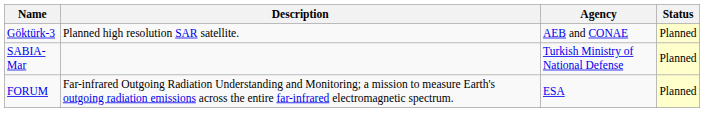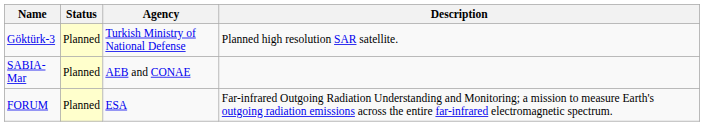columns swapped: (678, 14) <-> (300, 14)
(586, 33) AEB and CONAE -> (151, 40) Turkish Ministry of National Defense
(588, 59) Turkish Ministry of National Defense -> (148, 72) AEB and CONAE
